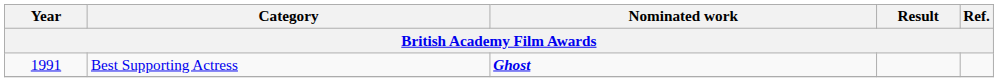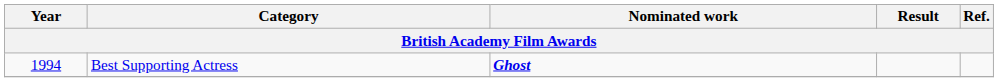(46, 64) 1991 -> (46, 64) 1994
